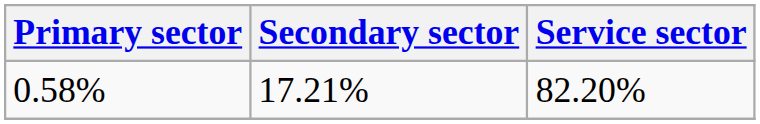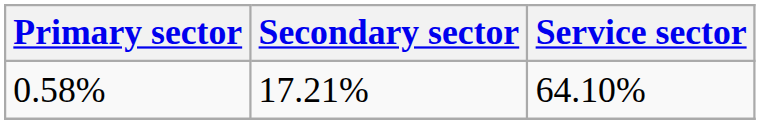(591, 89) 82.20% -> (591, 89) 64.10%
